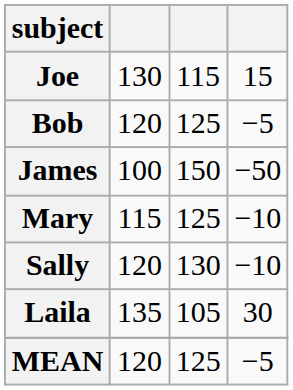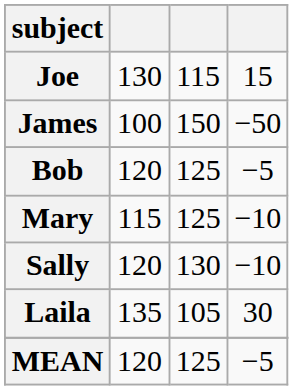rows swapped: (58, 123) <-> (58, 170)
